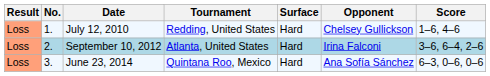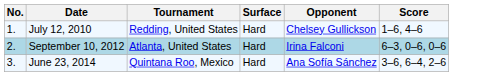- column: (23, 12)
(451, 46) 3–6, 6–4, 2–6 -> (414, 46) 6–3, 0–6, 0–6
(451, 63) 6–3, 0–6, 0–6 -> (414, 63) 3–6, 6–4, 2–6
